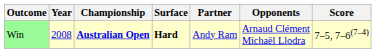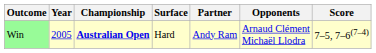(61, 34) 2008 -> (61, 34) 2005
(166, 34) bold -> (164, 34) normal
